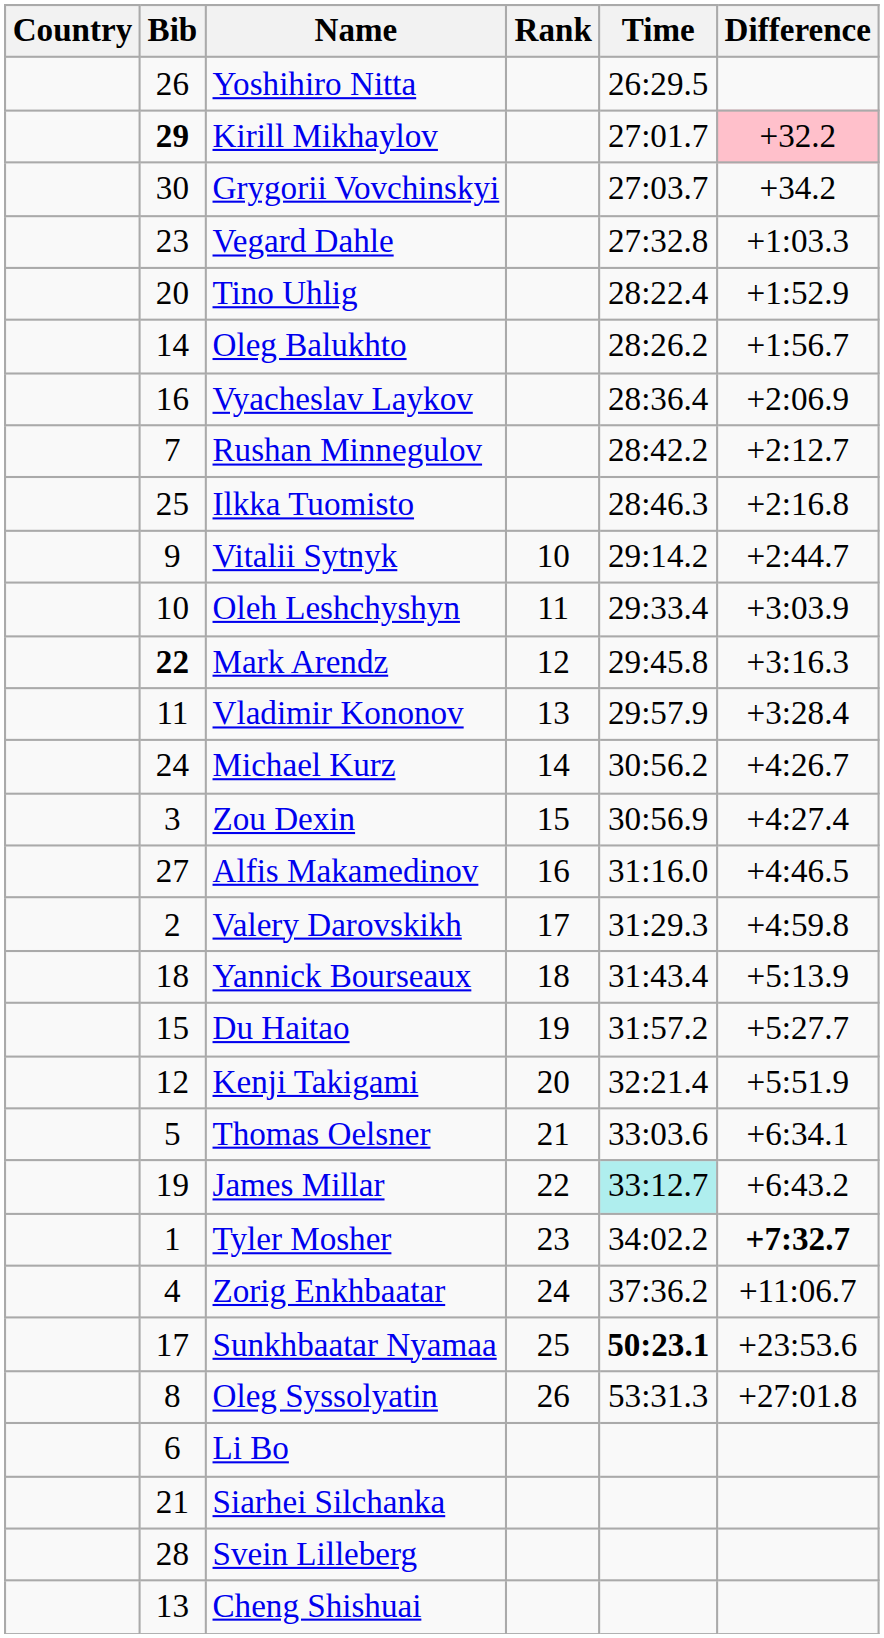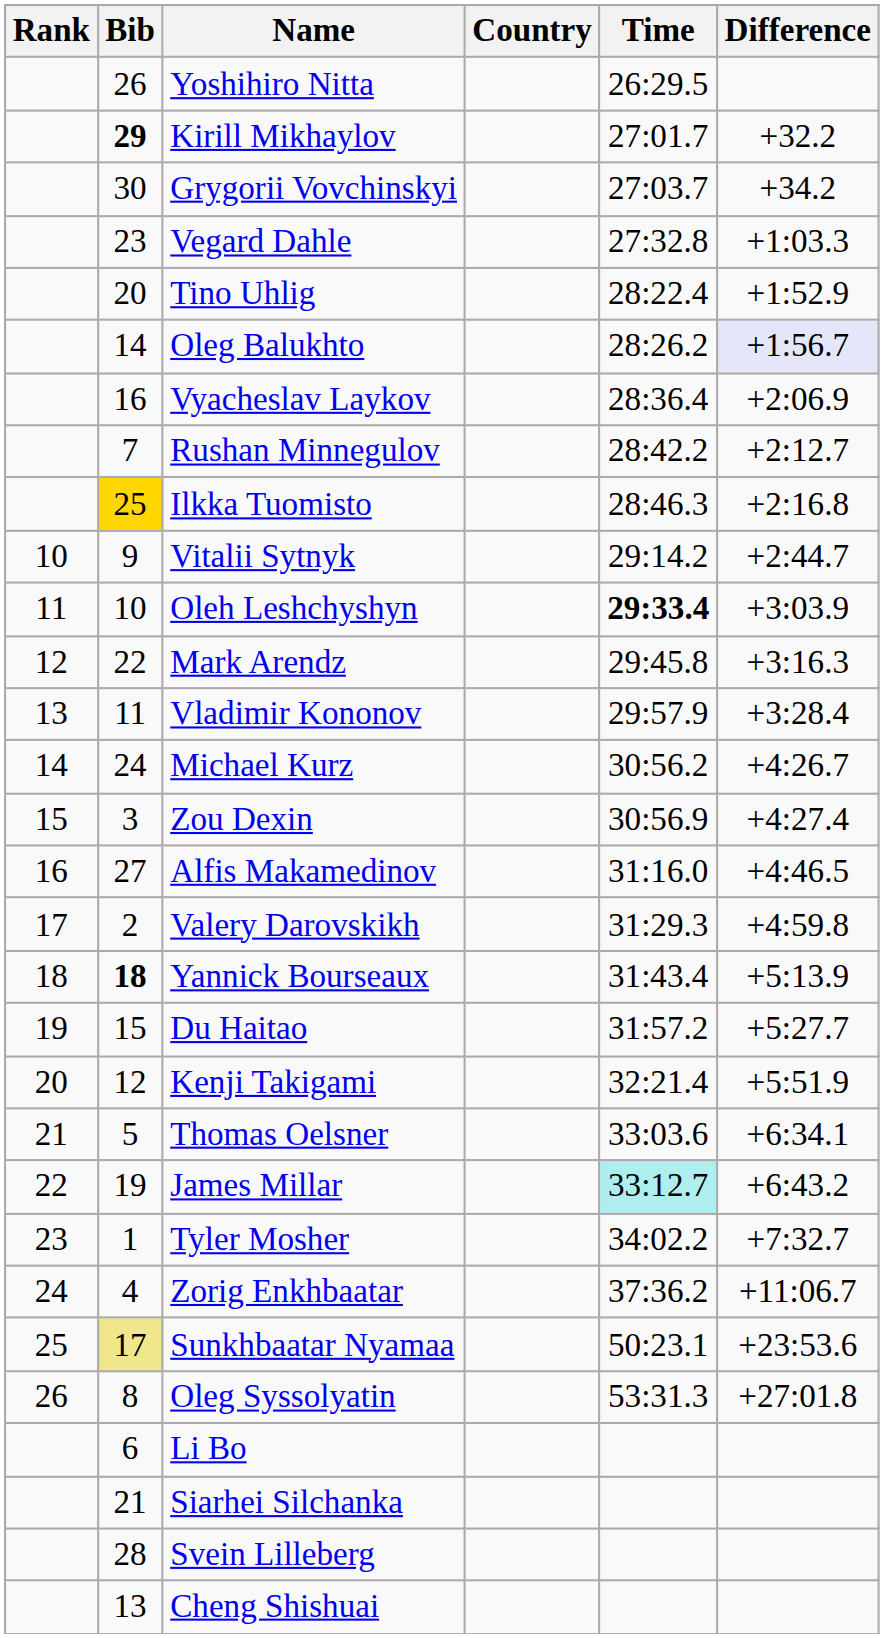columns swapped: (553, 30) <-> (72, 30)
(798, 135) pink background -> (798, 135) no background
(798, 345) no background -> (798, 345) lavender background
(172, 503) no background -> (130, 503) gold background
(658, 608) normal -> (658, 608) bold
(172, 661) bold -> (130, 661) normal
(172, 976) normal -> (130, 976) bold
(798, 1238) bold -> (798, 1238) normal
(172, 1343) no background -> (130, 1343) khaki background
(658, 1343) bold -> (658, 1343) normal
